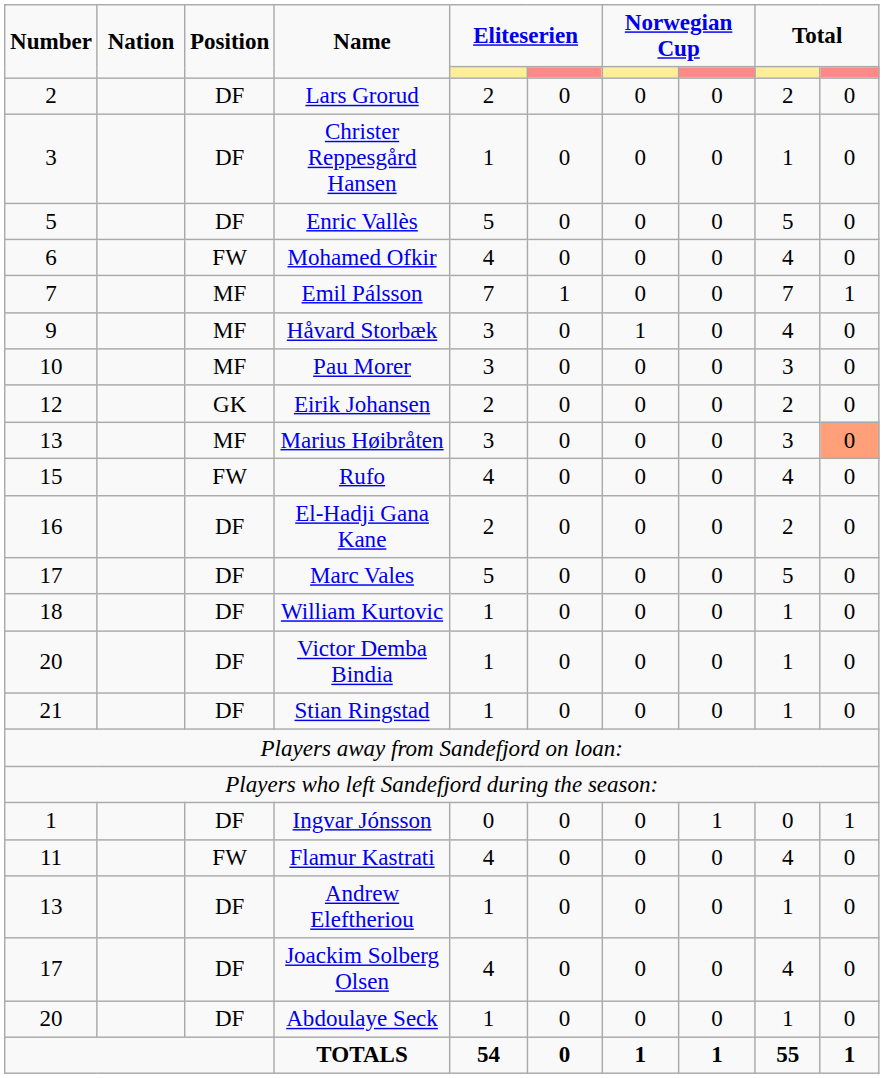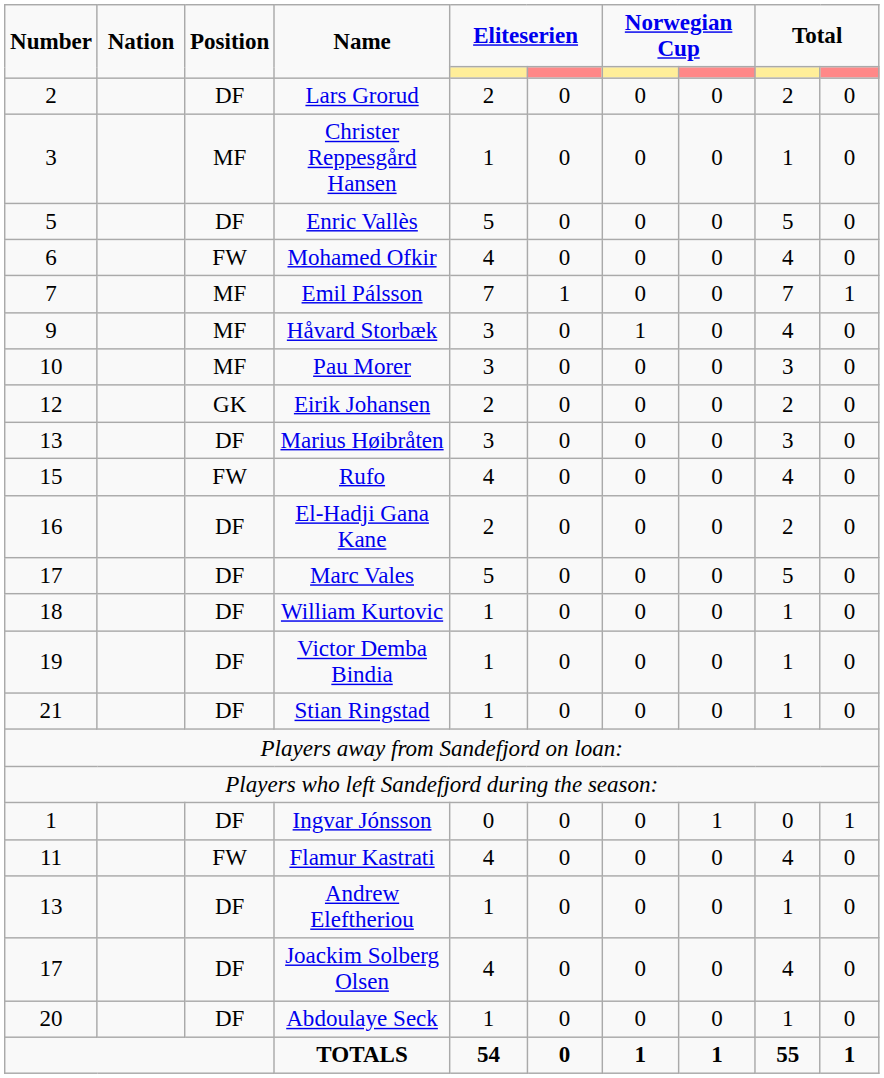(230, 158) DF -> (230, 158) MF
(230, 440) MF -> (230, 440) DF
(849, 440) lightsalmon background -> (849, 440) no background
(51, 661) 20 -> (51, 661) 19
